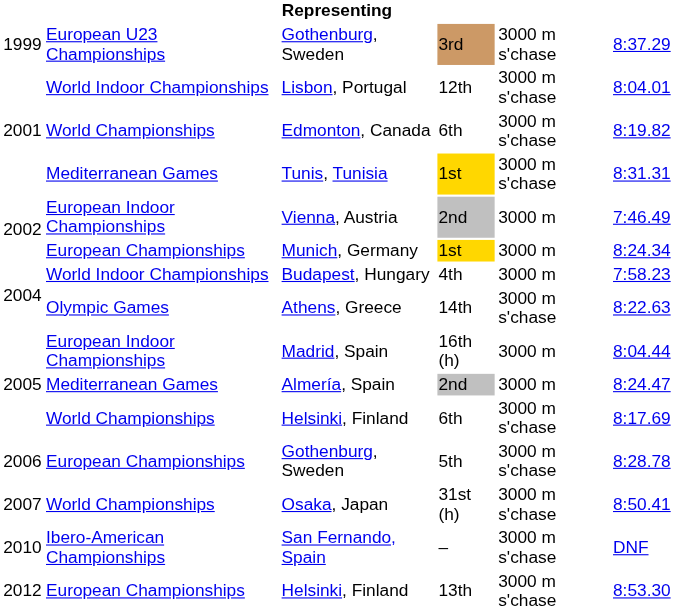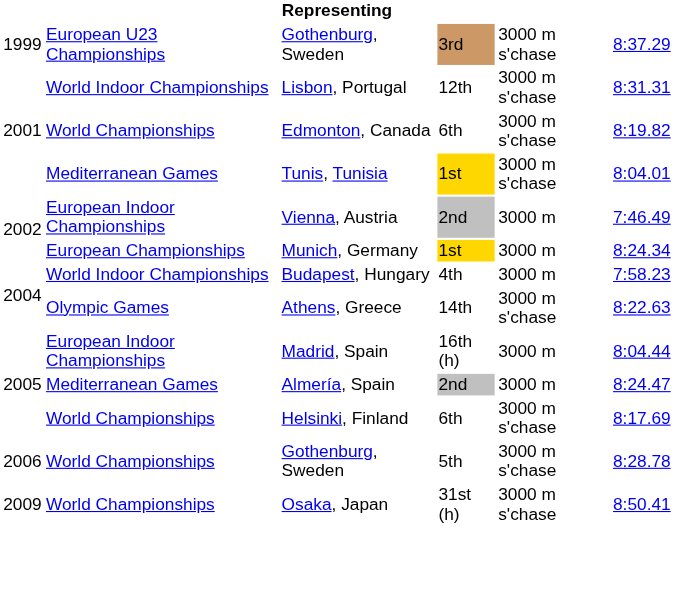(642, 87) 8:04.01 -> (642, 87) 8:31.31
(642, 174) 8:31.31 -> (642, 174) 8:04.01
(145, 461) European Championships -> (130, 461) World Championships
(22, 504) 2007 -> (22, 504) 2009
- row: (339, 547)
- row: (345, 590)
